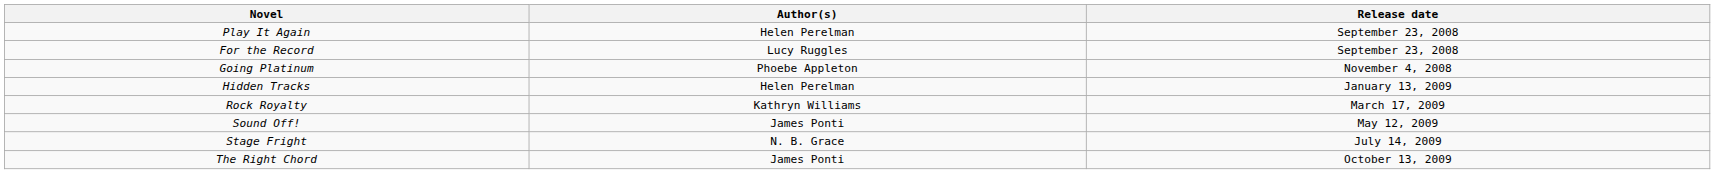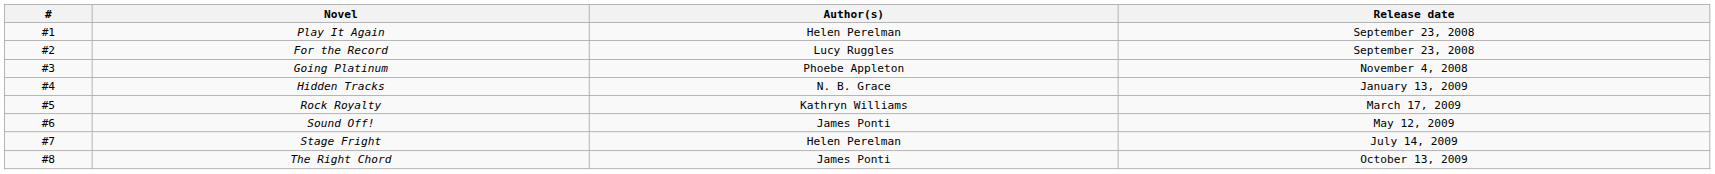+ column: (48, 14)
(807, 86) Helen Perelman -> (854, 86) N. B. Grace
(807, 141) N. B. Grace -> (854, 141) Helen Perelman
